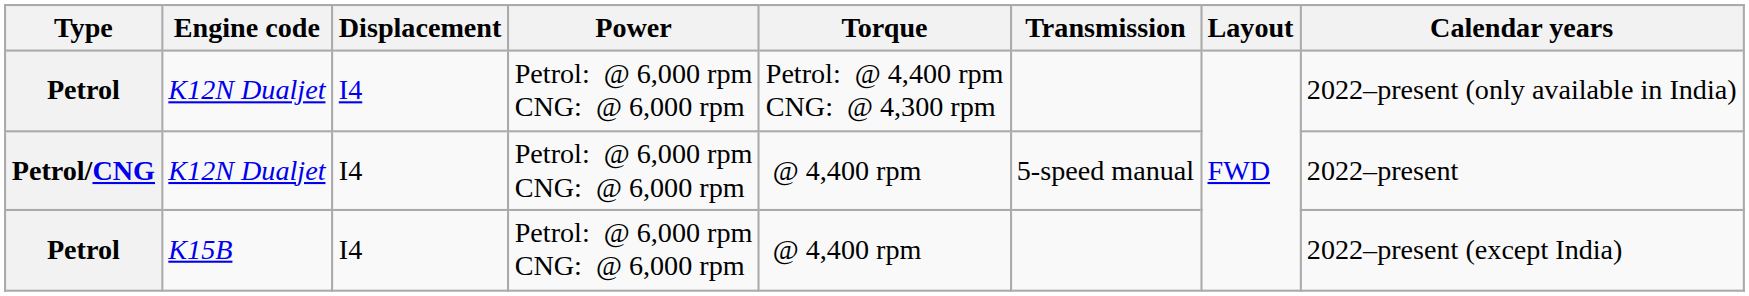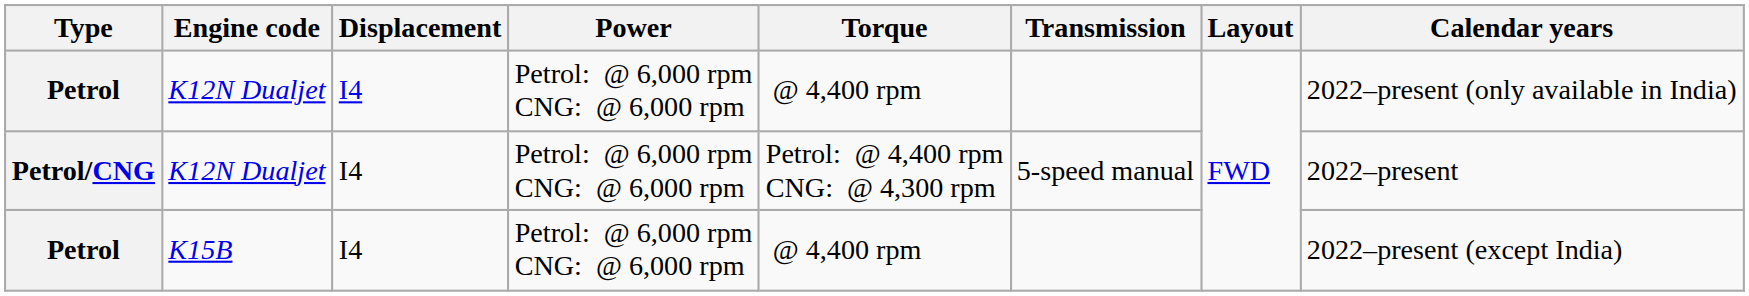(885, 90) Petrol: @ 4,400 rpm CNG: @ 4,300 rpm -> (844, 90) @ 4,400 rpm
(844, 169) @ 4,400 rpm -> (885, 169) Petrol: @ 4,400 rpm CNG: @ 4,300 rpm
